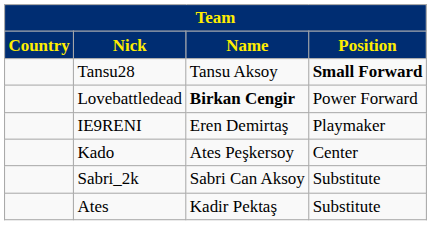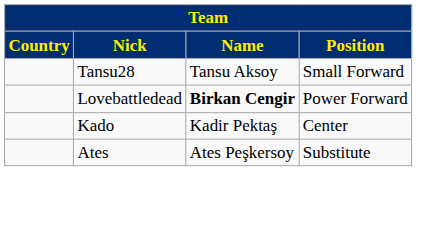(368, 71) bold -> (353, 71) normal
- row: (110, 125)
(242, 152) Ates Peşkersoy -> (233, 125) Kadir Pektaş
- row: (108, 179)
(233, 206) Kadir Pektaş -> (242, 152) Ates Peşkersoy
